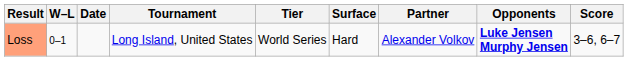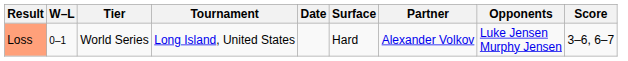columns swapped: (93, 14) <-> (292, 14)
(524, 39) bold -> (521, 39) normal
